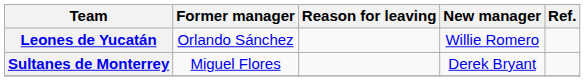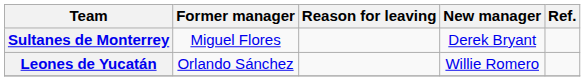rows swapped: (89, 64) <-> (89, 40)
